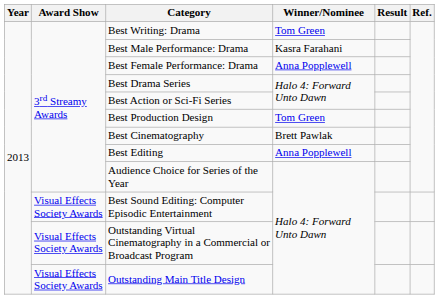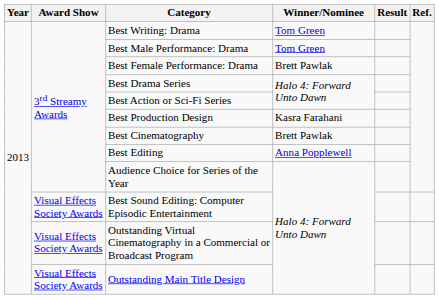(309, 48) Kasra Farahani -> (300, 48) Tom Green
(313, 65) Anna Popplewell -> (304, 65) Brett Pawlak
(300, 118) Tom Green -> (309, 118) Kasra Farahani
